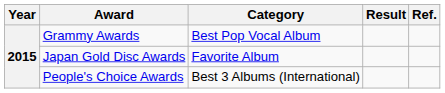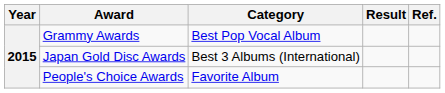(235, 56) Favorite Album -> (276, 56) Best 3 Albums (International)
(276, 77) Best 3 Albums (International) -> (235, 77) Favorite Album
